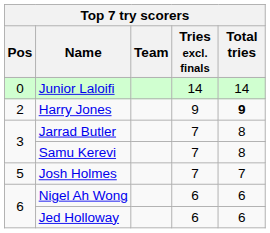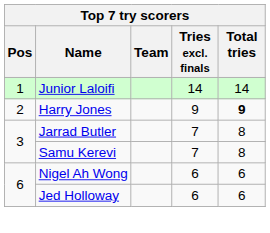(20, 88) 0 -> (20, 88) 1
- row: (78, 174)
